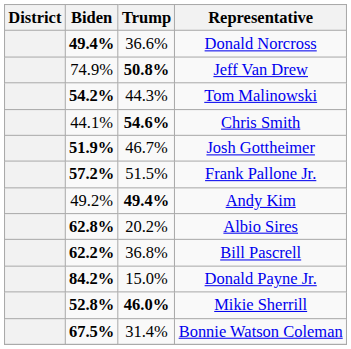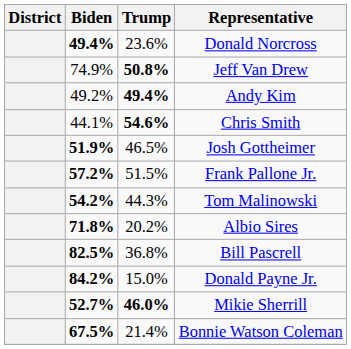(146, 43) 36.6% -> (146, 43) 23.6%
rows swapped: (261, 200) <-> (261, 95)
(146, 148) 46.7% -> (146, 148) 46.5%
(92, 226) 62.8% -> (92, 226) 71.8%
(92, 252) 62.2% -> (92, 252) 82.5%
(92, 305) 52.8% -> (92, 305) 52.7%
(146, 331) 31.4% -> (146, 331) 21.4%
